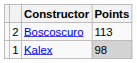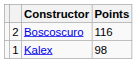(104, 32) 113 -> (104, 32) 116
(101, 50) lightgrey background -> (101, 50) no background
